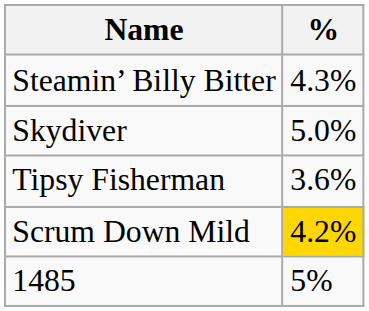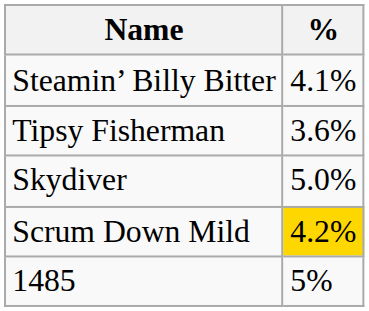(323, 79) 4.3% -> (323, 79) 4.1%
rows swapped: (119, 180) <-> (69, 130)
